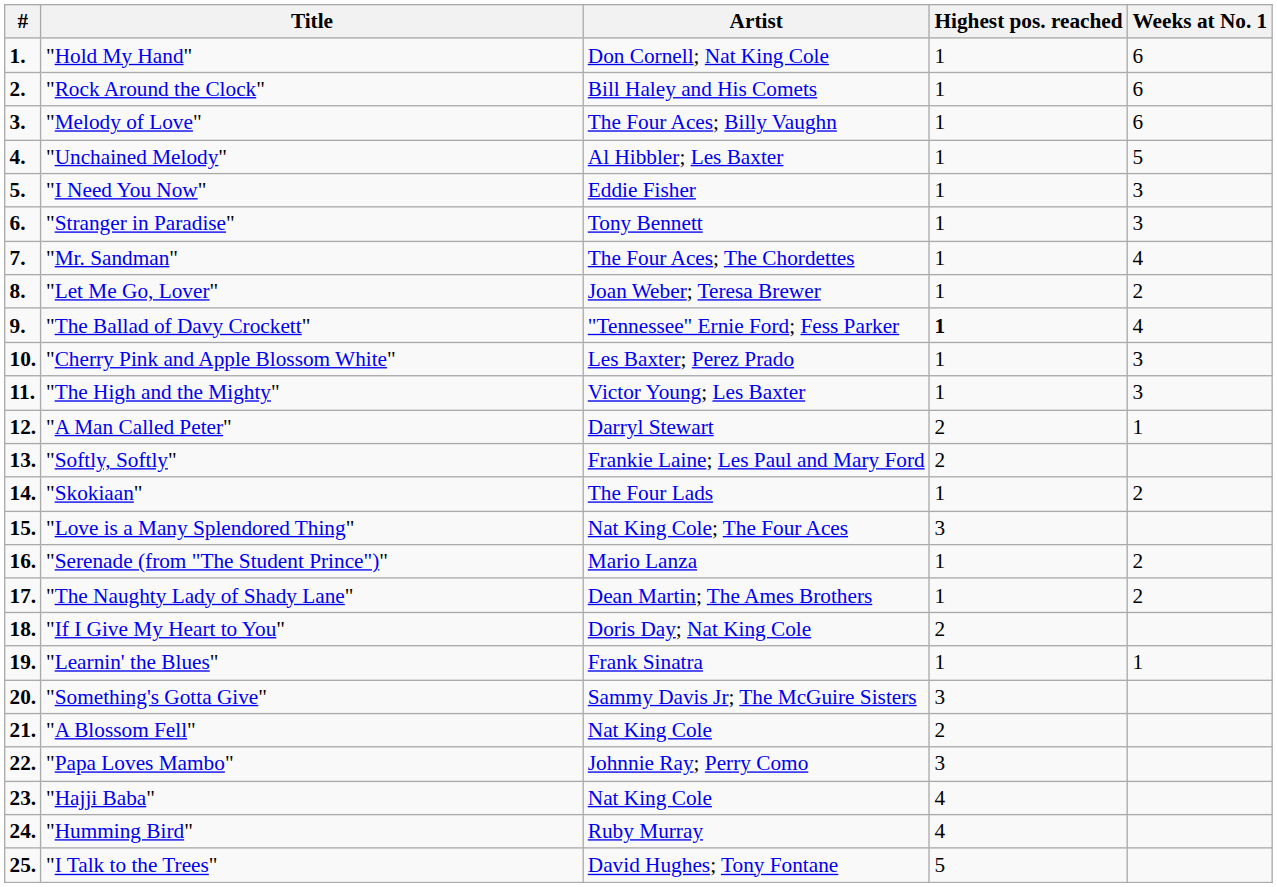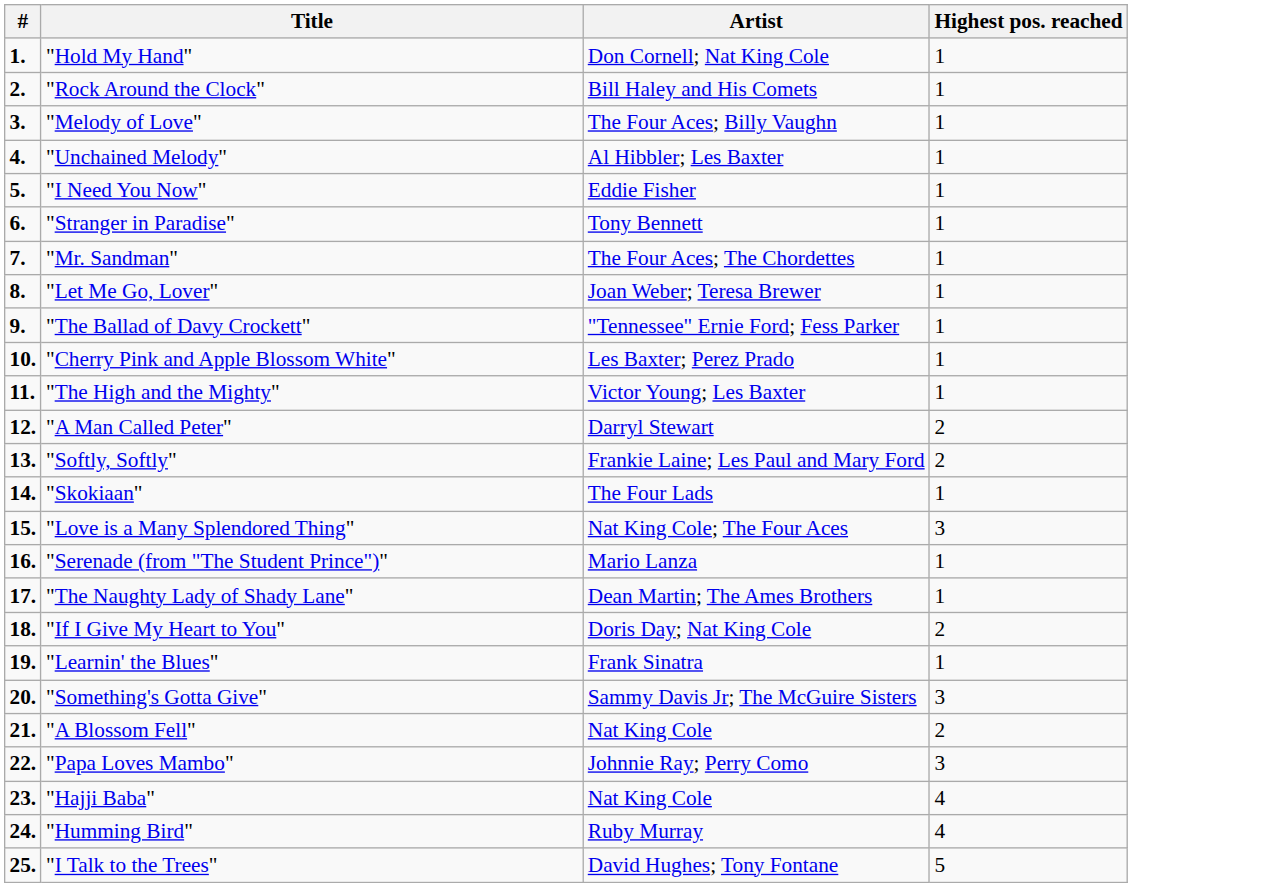- column: (1200, 21)
(940, 325) bold -> (940, 325) normal
